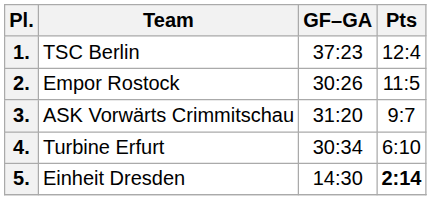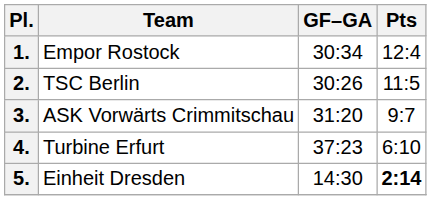(91, 52) TSC Berlin -> (111, 52) Empor Rostock
(338, 52) 37:23 -> (338, 52) 30:34
(111, 83) Empor Rostock -> (91, 83) TSC Berlin
(338, 147) 30:34 -> (338, 147) 37:23
